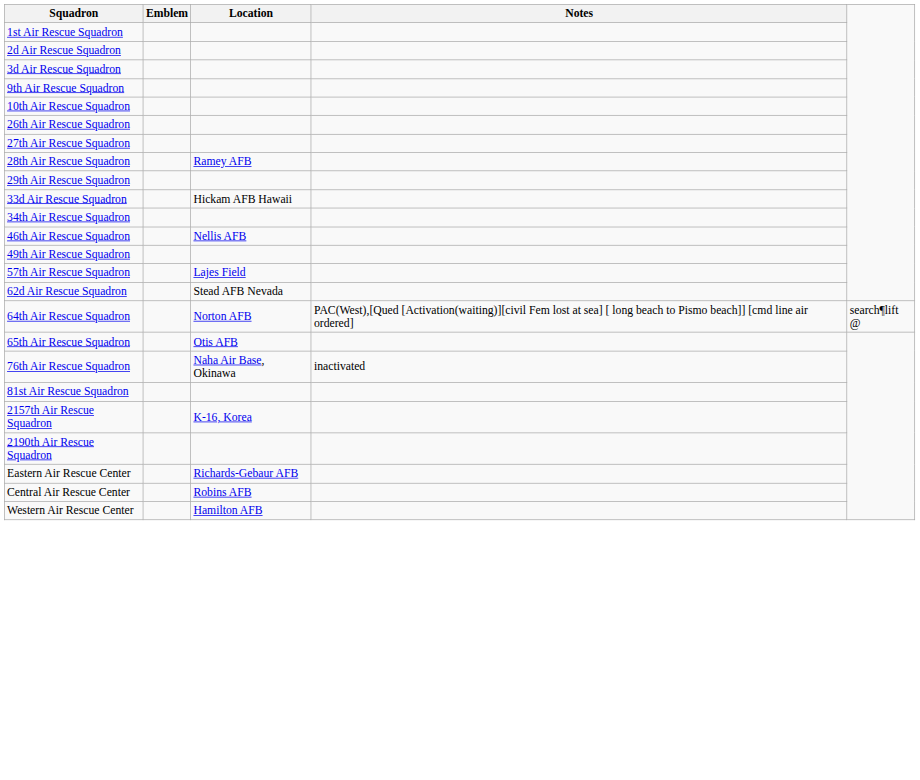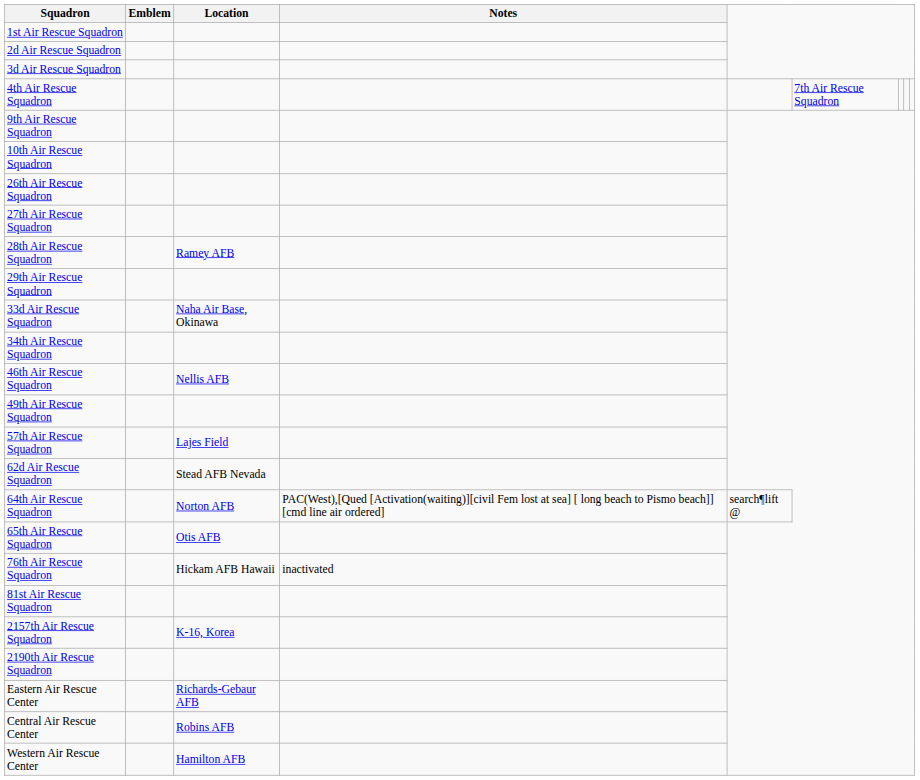+ row: (42, 94)
(243, 198) Hickam AFB Hawaii -> (212, 316) Naha Air Base, Okinawa
(229, 366) Naha Air Base, Okinawa -> (225, 569) Hickam AFB Hawaii
